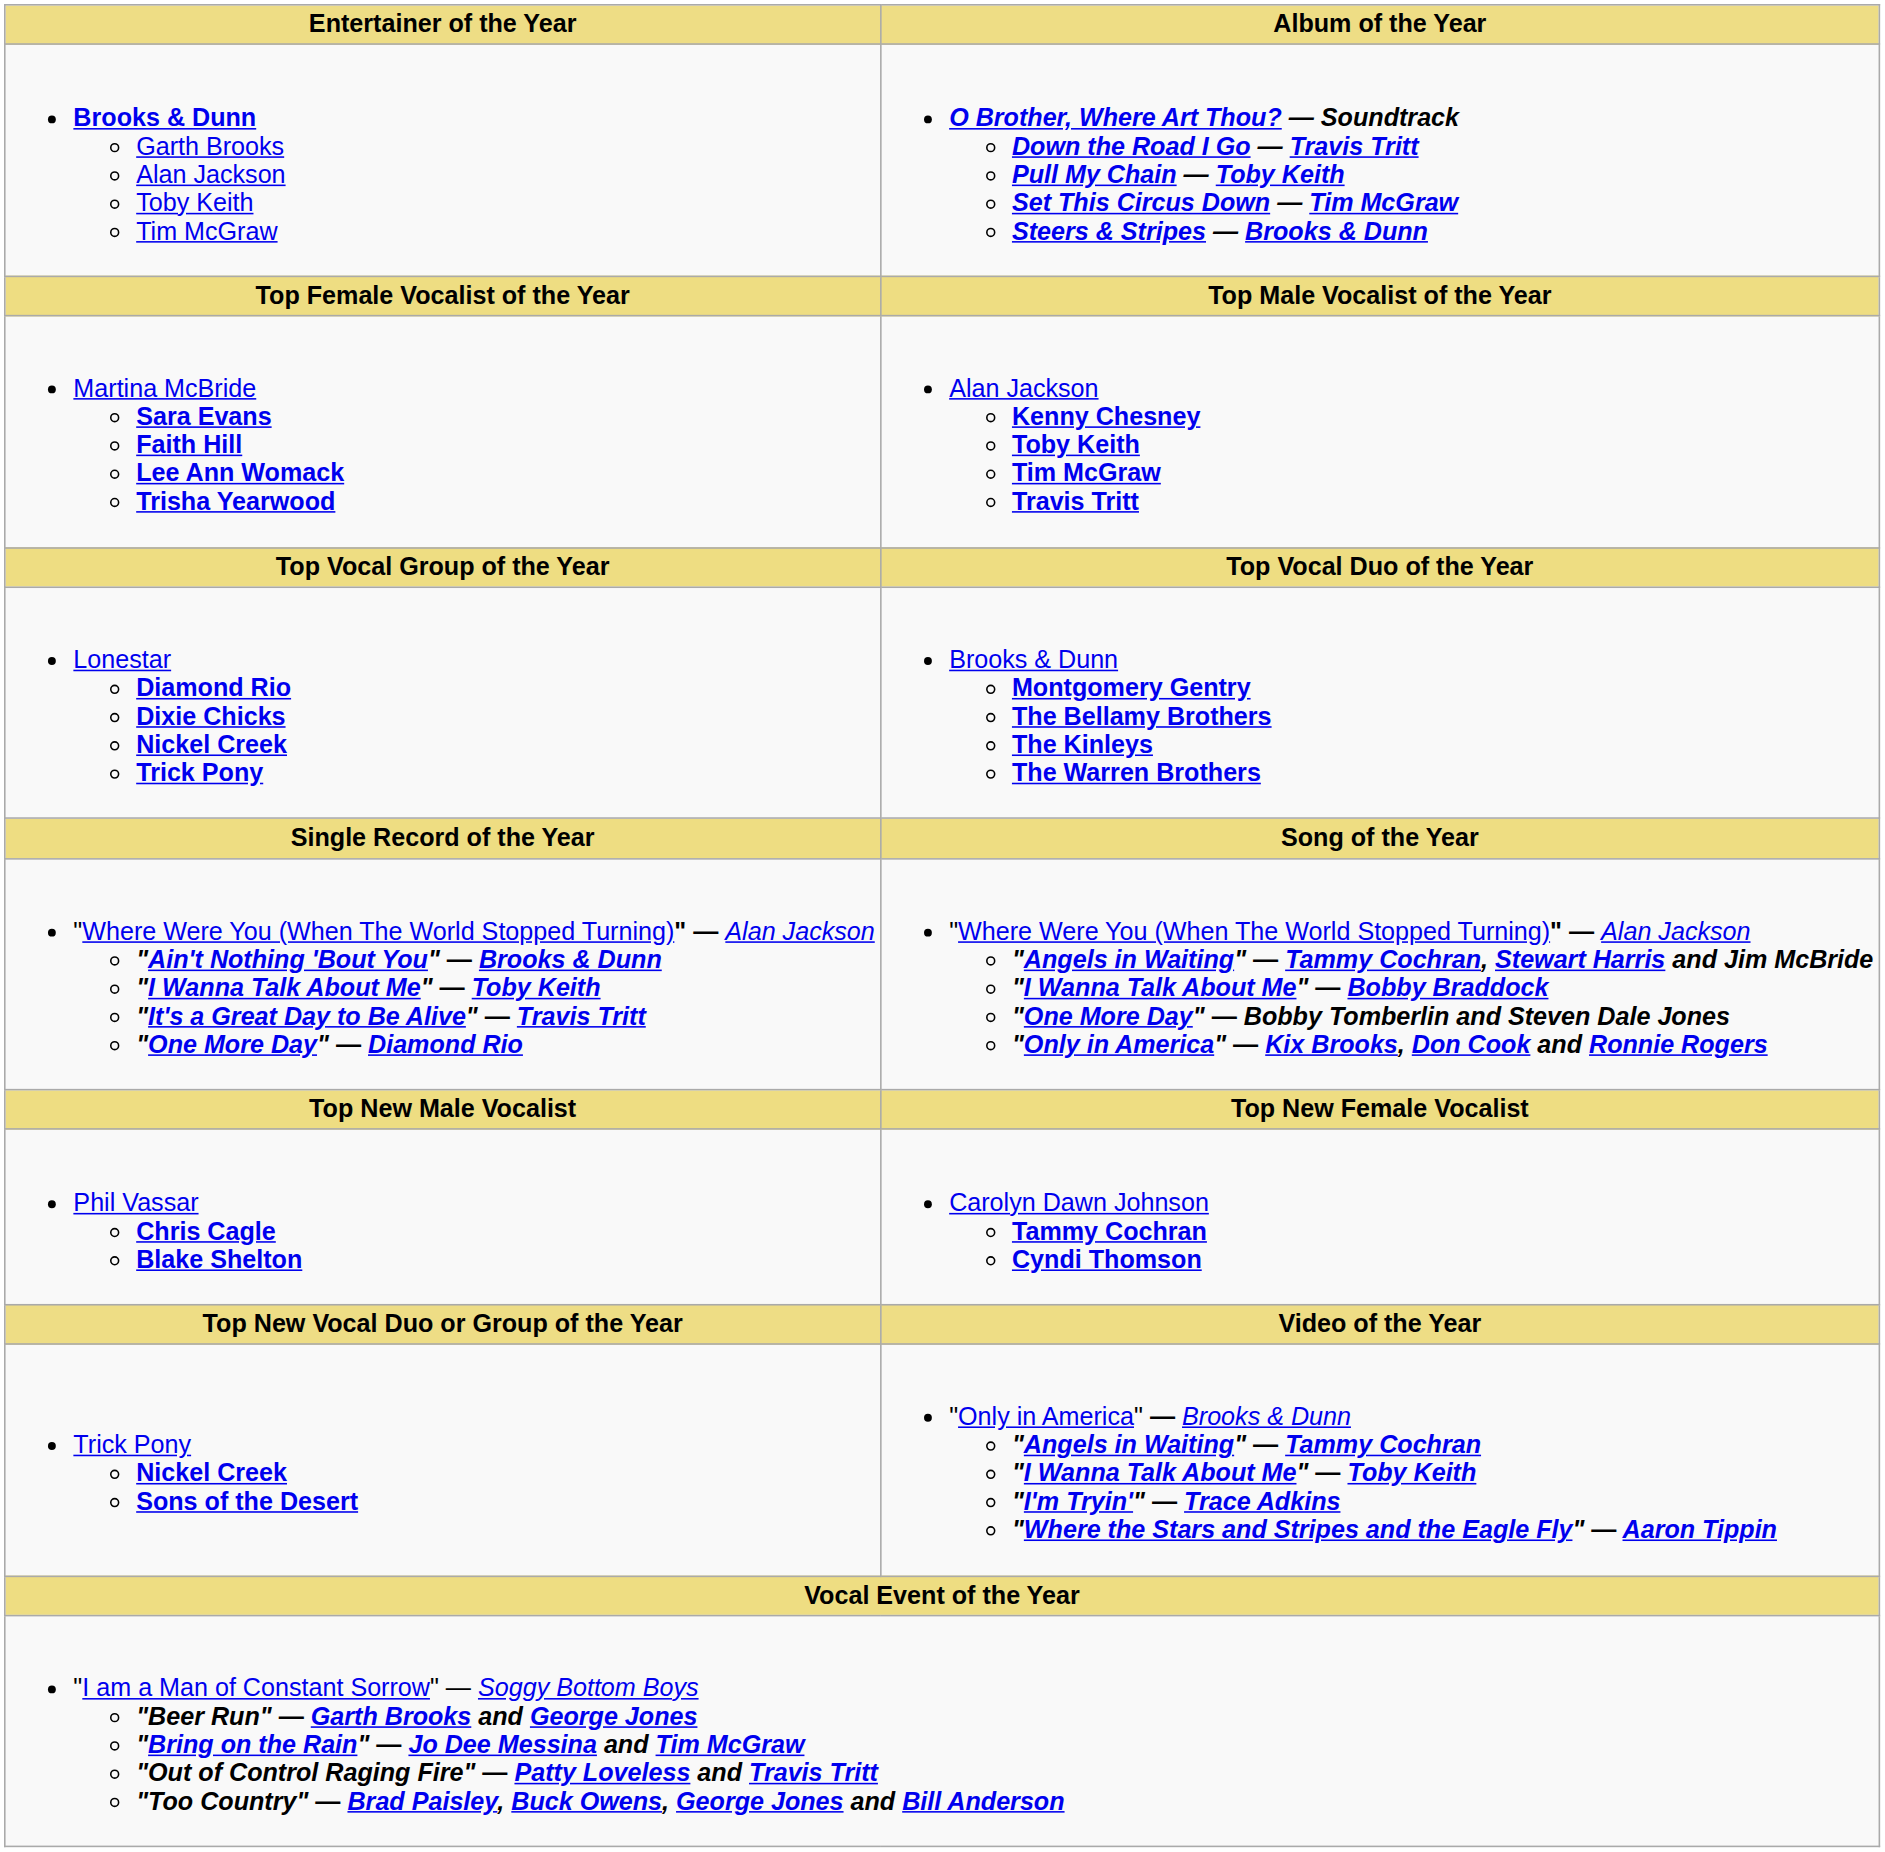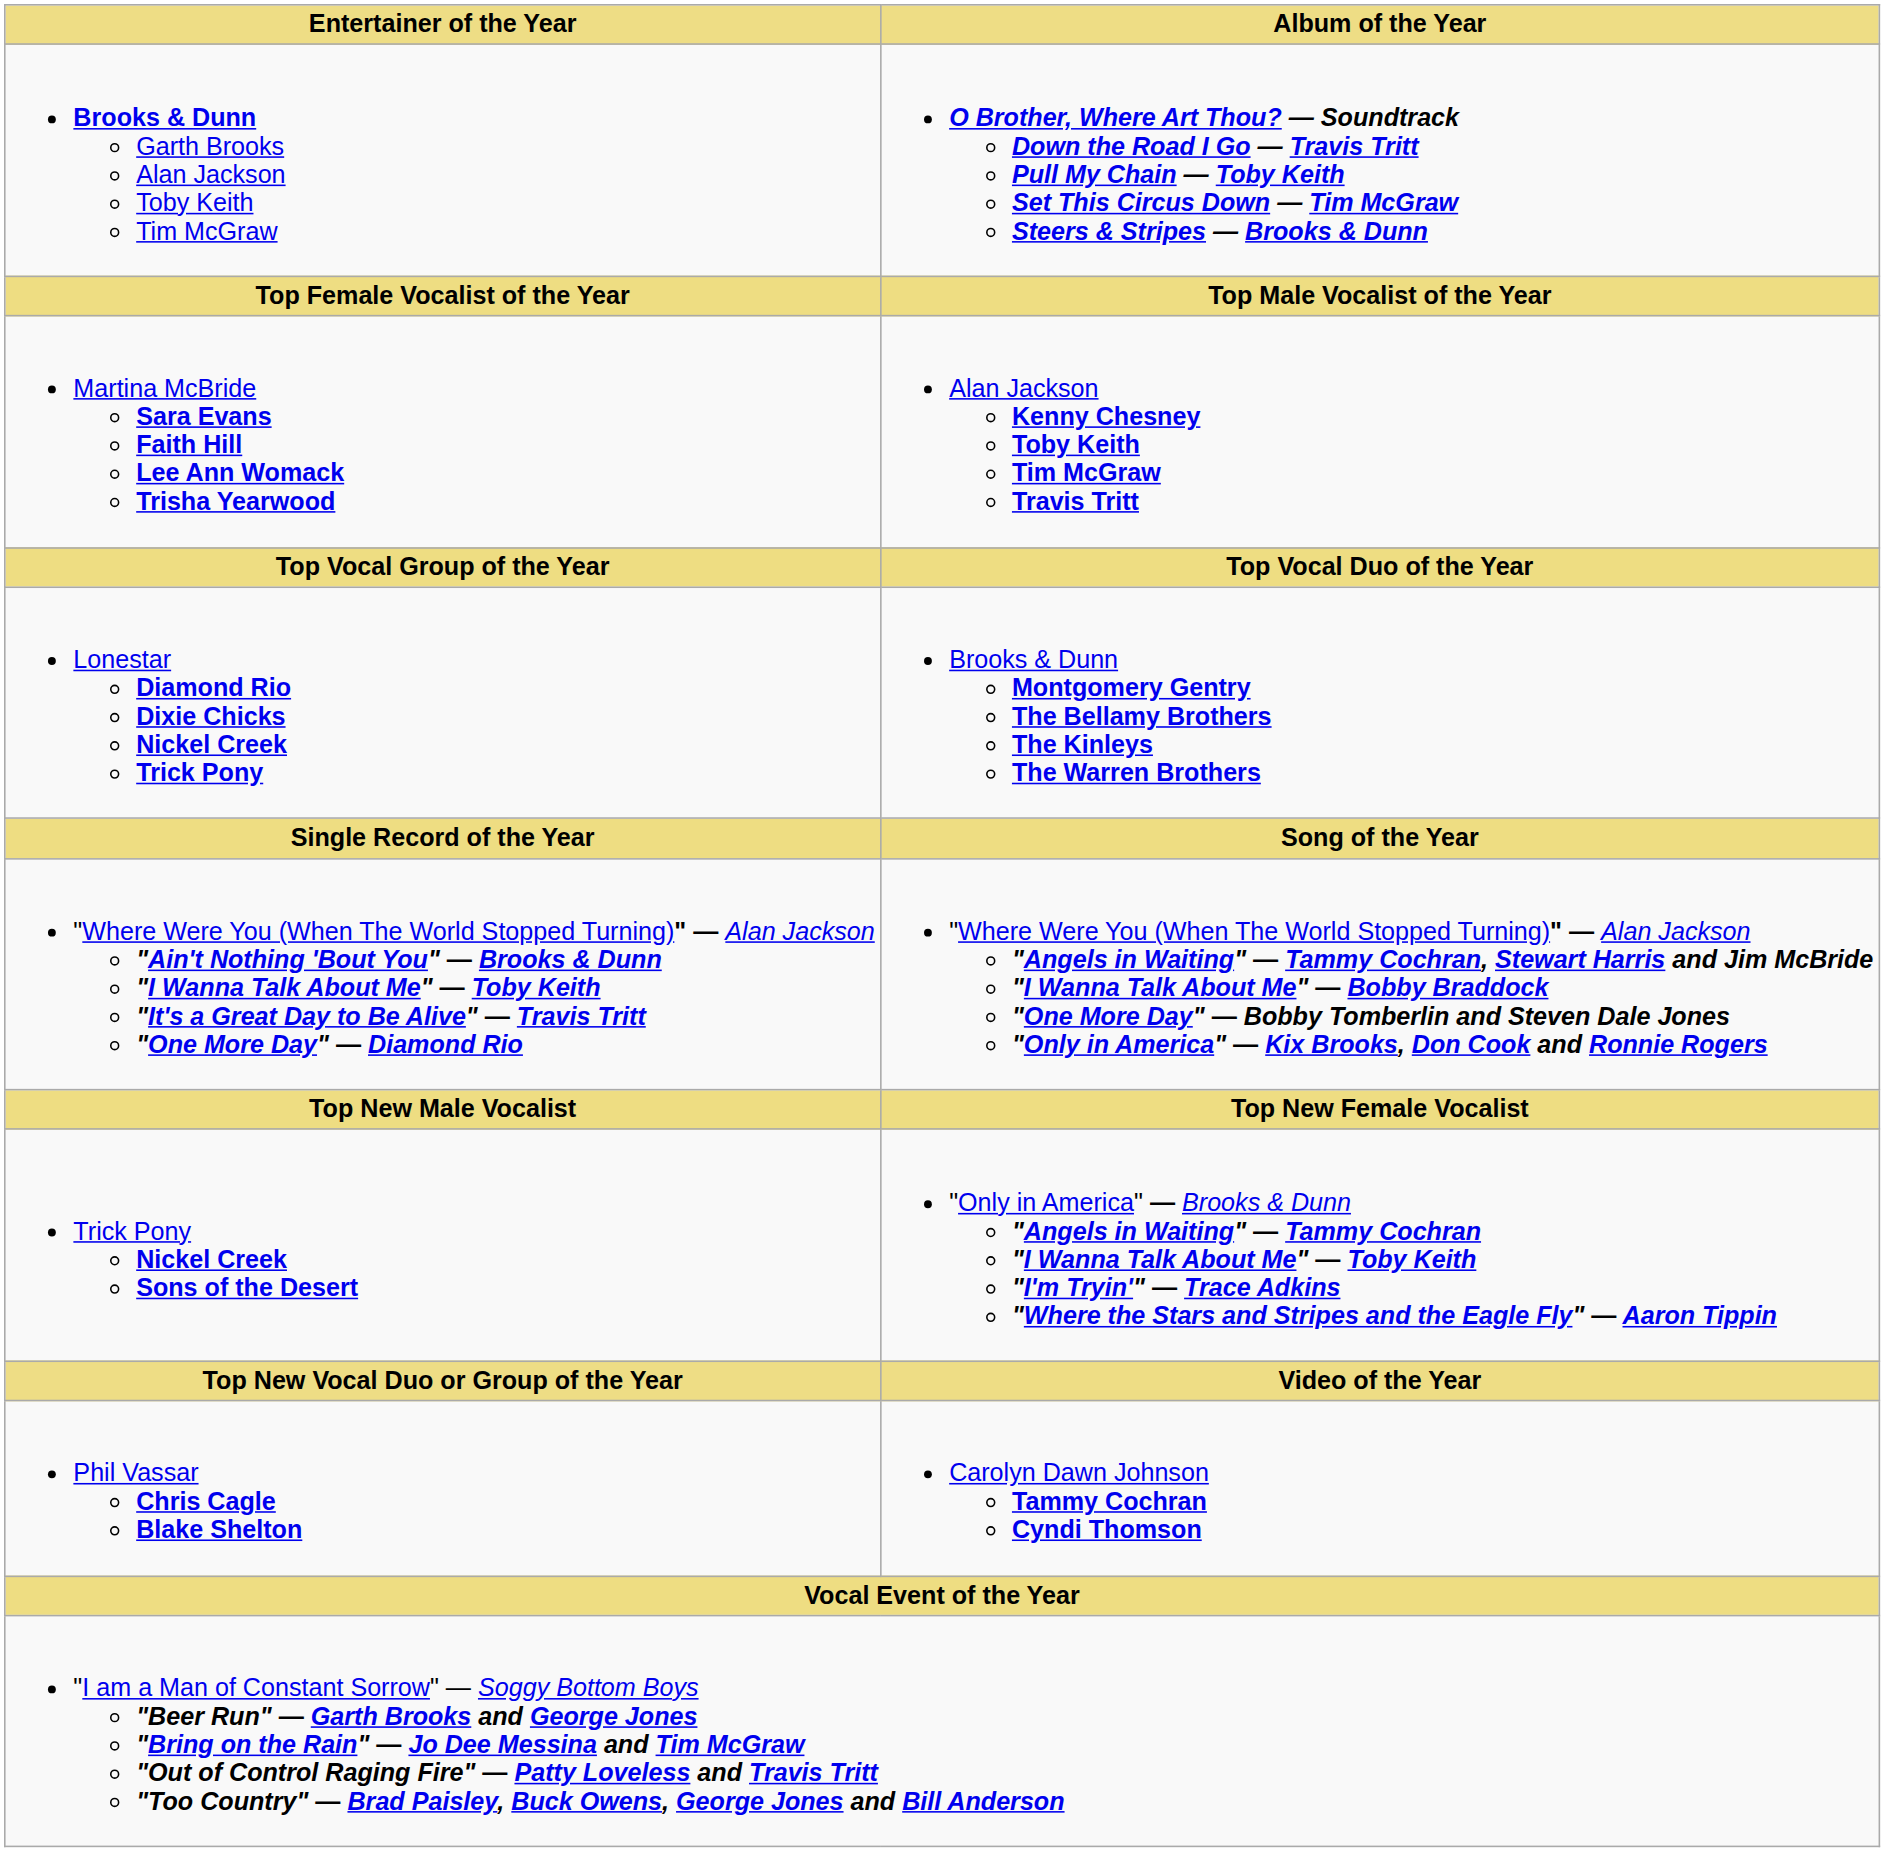rows swapped: (443, 1231) <-> (443, 1474)
